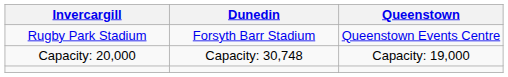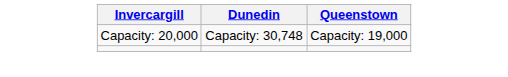- row: (87, 35)
